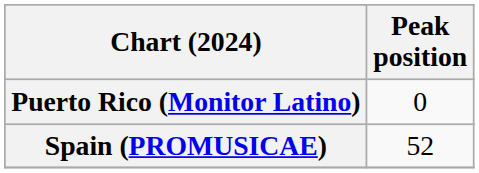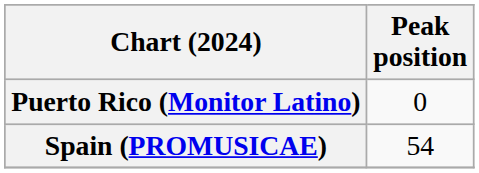(420, 145) 52 -> (420, 145) 54
